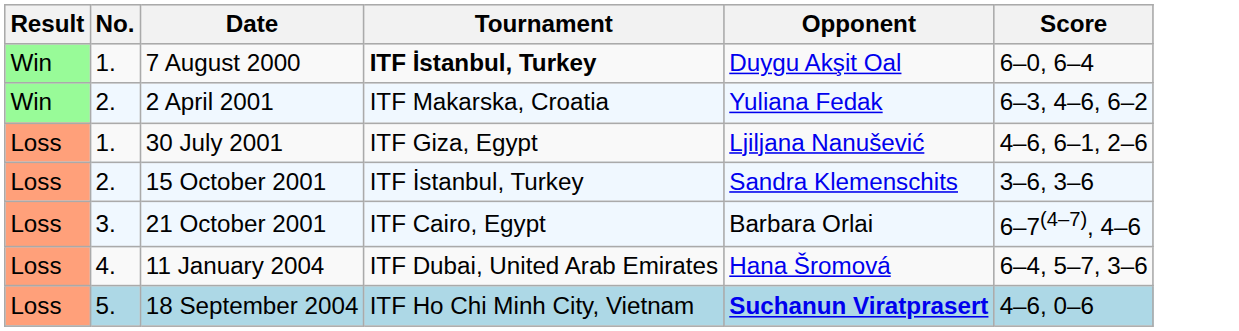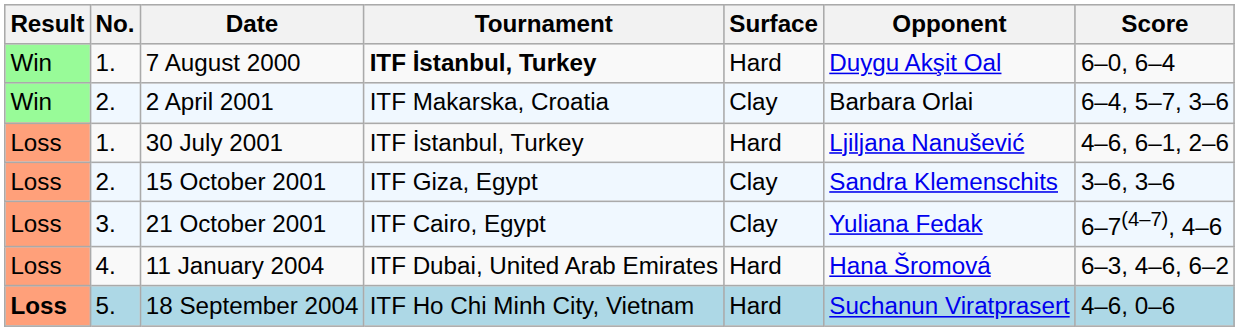+ column: (774, 23)
(806, 102) Yuliana Fedak -> (901, 102) Barbara Orlai
(1074, 102) 6–3, 4–6, 6–2 -> (1155, 102) 6–4, 5–7, 3–6
(454, 141) ITF Giza, Egypt -> (477, 141) ITF İstanbul, Turkey
(477, 180) ITF İstanbul, Turkey -> (454, 180) ITF Giza, Egypt
(801, 223) Barbara Orlai -> (906, 223) Yuliana Fedak
(1074, 265) 6–4, 5–7, 3–6 -> (1155, 265) 6–3, 4–6, 6–2
(36, 305) normal -> (39, 305) bold
(859, 305) bold -> (949, 305) normal
